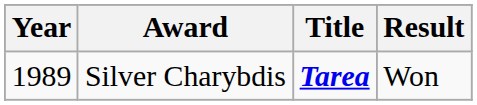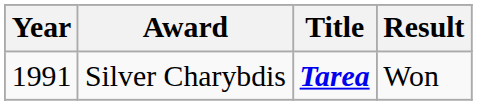(42, 75) 1989 -> (42, 75) 1991
